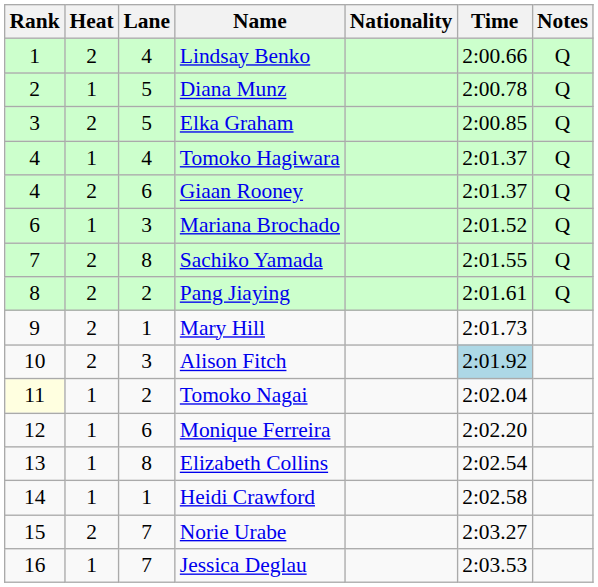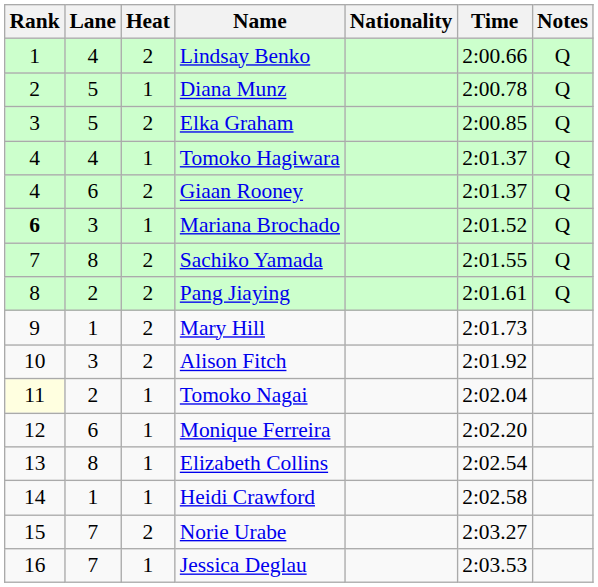columns swapped: (92, 21) <-> (147, 21)
(35, 225) normal -> (35, 225) bold
(495, 361) lightblue background -> (495, 361) no background
